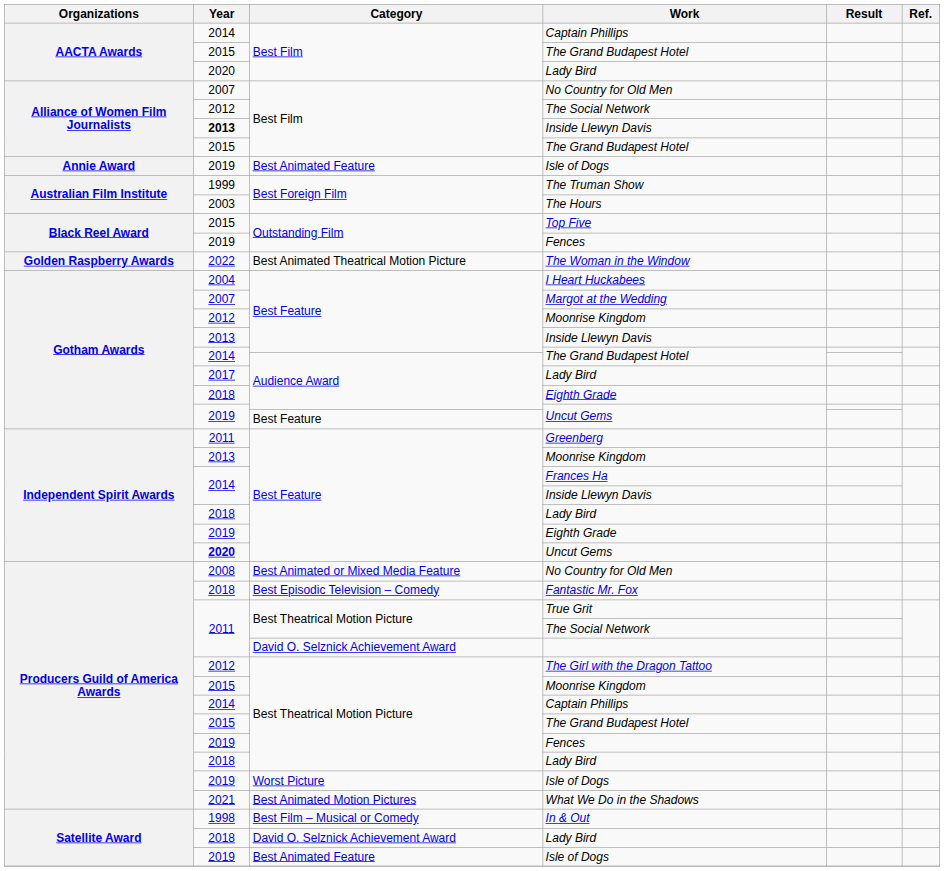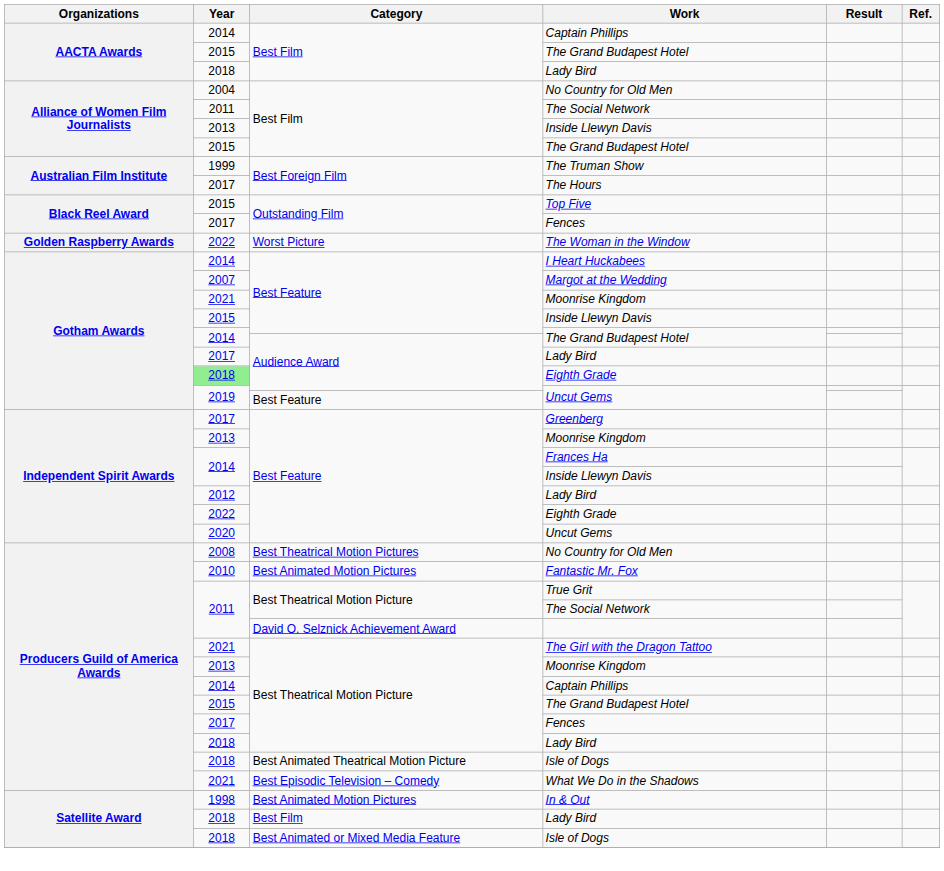(222, 71) 2020 -> (222, 71) 2018
(222, 90) 2007 -> (222, 90) 2004
(222, 109) 2012 -> (222, 109) 2011
(222, 128) bold -> (222, 128) normal
- row: (99, 166)
(222, 204) 2003 -> (222, 185) 2017
(222, 242) 2019 -> (222, 223) 2017
(359, 261) Best Animated Theatrical Motion Picture -> (289, 242) Worst Picture
(222, 280) 2004 -> (222, 261) 2014
(222, 318) 2012 -> (222, 299) 2021
(222, 337) 2013 -> (222, 318) 2015
(222, 394) no background -> (222, 375) lightgreen background
(222, 438) 2011 -> (222, 419) 2017
(222, 514) 2018 -> (222, 495) 2012
(222, 533) 2019 -> (222, 514) 2022
(222, 552) bold -> (222, 533) normal
(356, 571) Best Animated or Mixed Media Feature -> (336, 552) Best Theatrical Motion Pictures
(222, 590) 2018 -> (222, 571) 2010
(346, 590) Best Episodic Television – Comedy -> (334, 571) Best Animated Motion Pictures
(222, 666) 2012 -> (222, 647) 2021
(222, 685) 2015 -> (222, 666) 2013
(222, 742) 2019 -> (222, 723) 2017
(222, 780) 2019 -> (222, 761) 2018
(289, 780) Worst Picture -> (359, 761) Best Animated Theatrical Motion Picture
(334, 799) Best Animated Motion Pictures -> (346, 780) Best Episodic Television – Comedy
(336, 818) Best Film – Musical or Comedy -> (334, 799) Best Animated Motion Pictures
(354, 837) David O. Selznick Achievement Award -> (278, 818) Best Film
(222, 856) 2019 -> (222, 837) 2018
(314, 856) Best Animated Feature -> (356, 837) Best Animated or Mixed Media Feature
